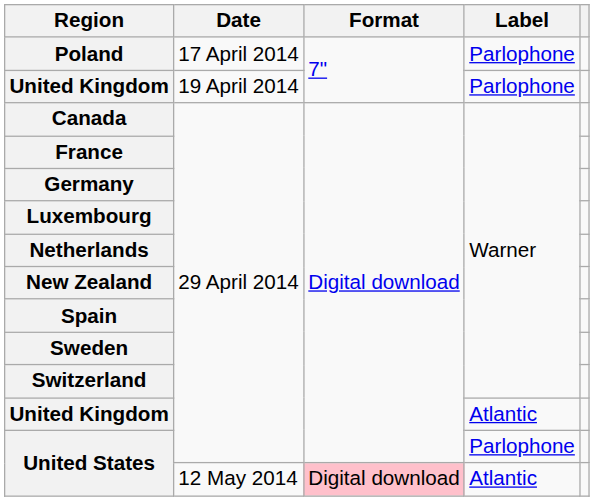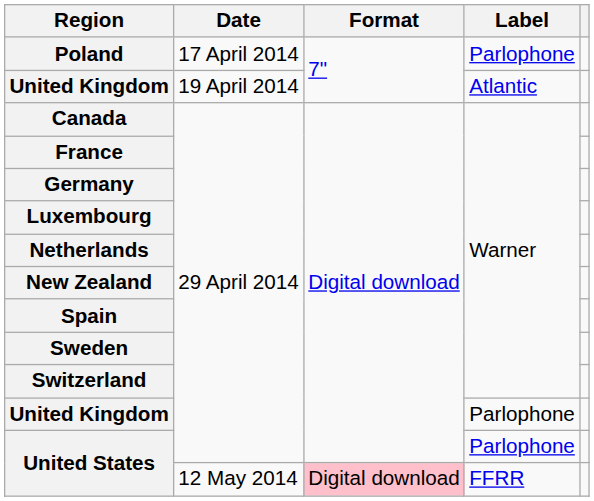(522, 86) Parlophone -> (503, 86) Atlantic
(503, 413) Atlantic -> (522, 413) Parlophone
(503, 479) Atlantic -> (497, 479) FFRR
